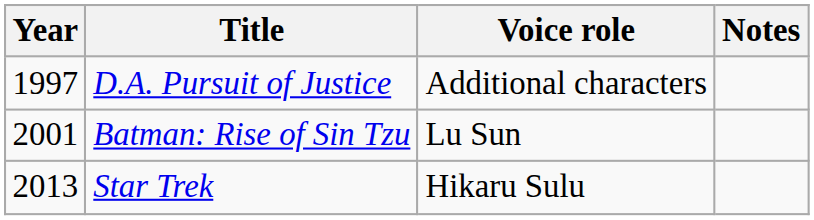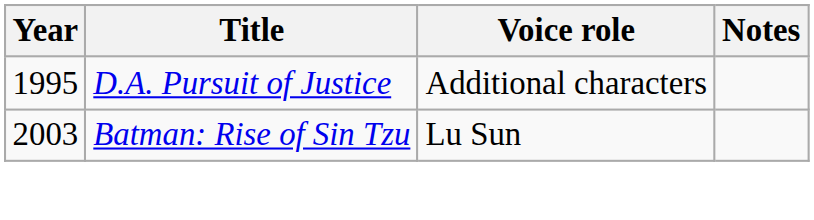(45, 82) 1997 -> (45, 82) 1995
(45, 134) 2001 -> (45, 134) 2003
- row: (153, 186)
